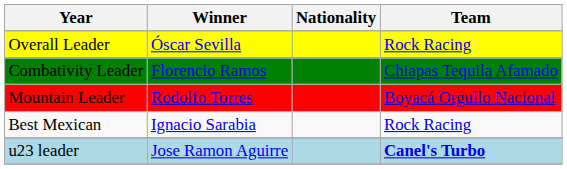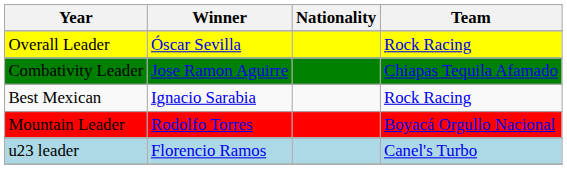(209, 71) Florencio Ramos -> (220, 71) Jose Ramon Aguirre
rows swapped: (66, 97) <-> (55, 124)
(220, 151) Jose Ramon Aguirre -> (209, 151) Florencio Ramos
(435, 151) bold -> (430, 151) normal
